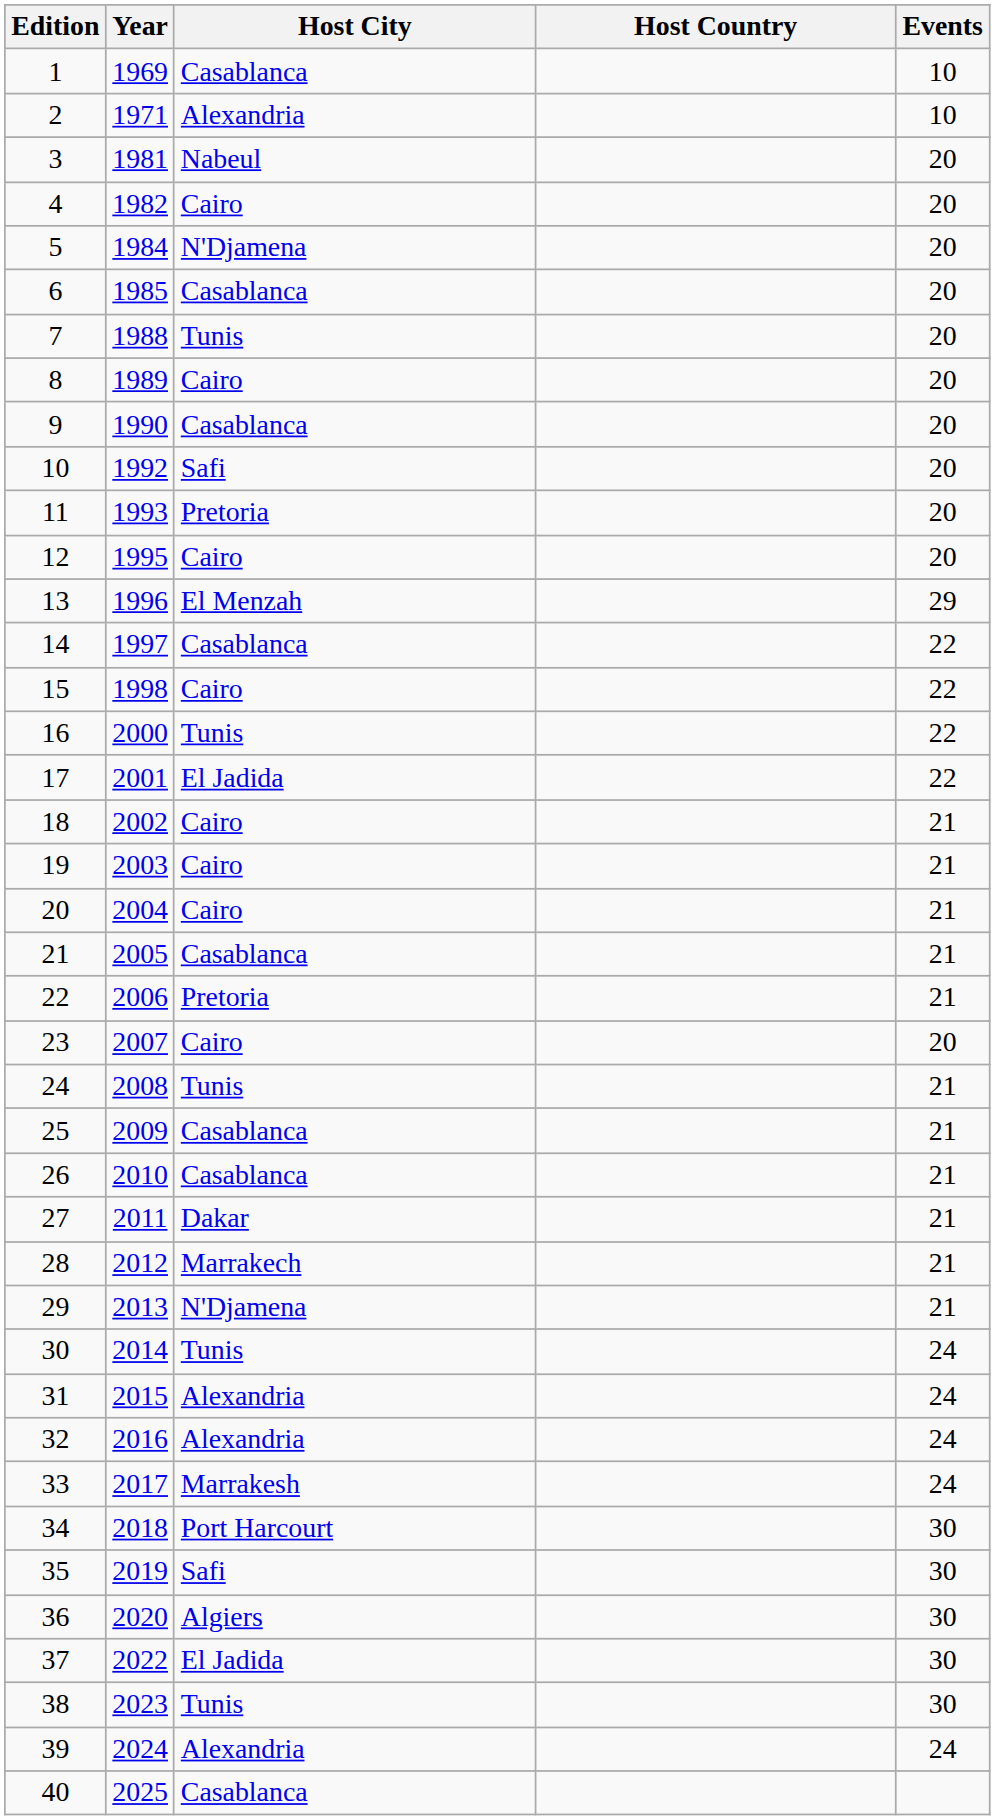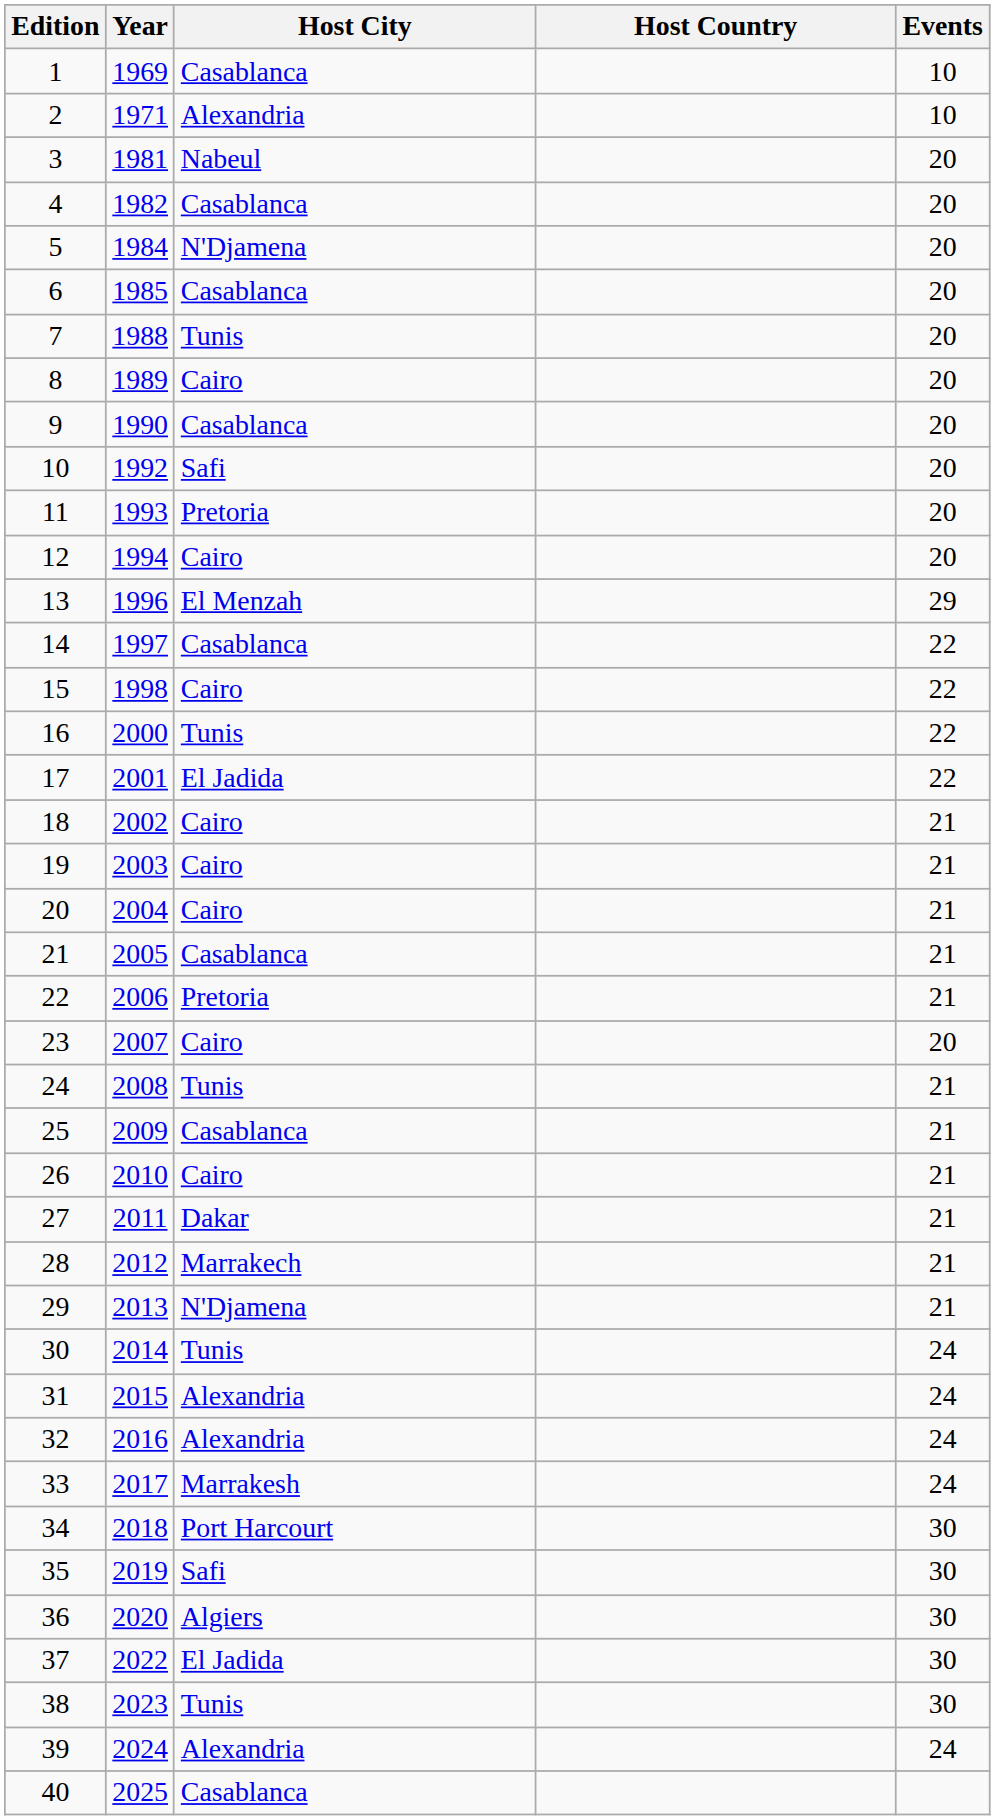(212, 203) Cairo -> (244, 203) Casablanca
(140, 556) 1995 -> (140, 556) 1994
(244, 1174) Casablanca -> (212, 1174) Cairo
